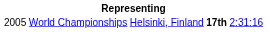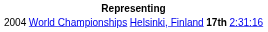(15, 22) 2005 -> (15, 22) 2004
